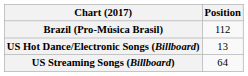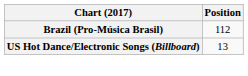- row: (103, 63)
